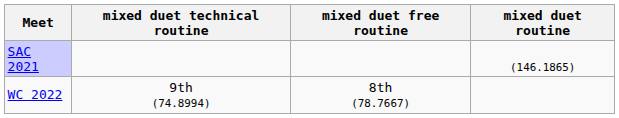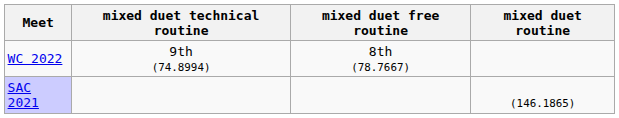rows swapped: (23, 59) <-> (35, 95)
